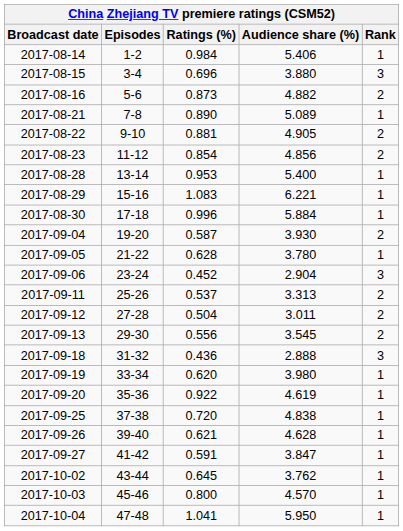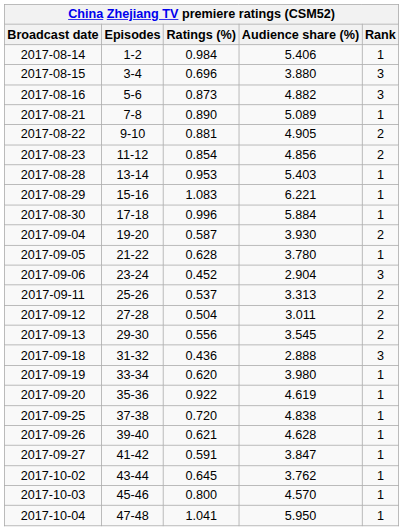(380, 94) 2 -> (380, 94) 3
(300, 174) 5.400 -> (300, 174) 5.403
